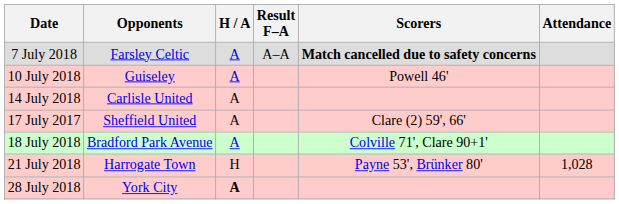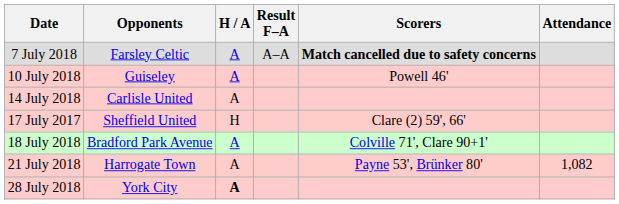(235, 120) A -> (235, 120) H
(235, 165) H -> (235, 165) A
(577, 165) 1,028 -> (577, 165) 1,082
